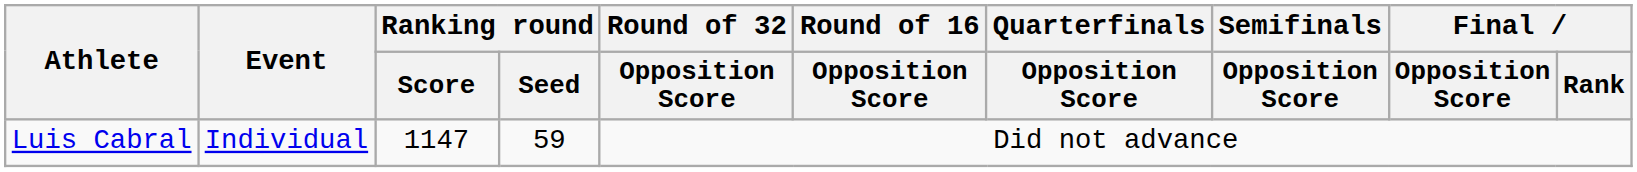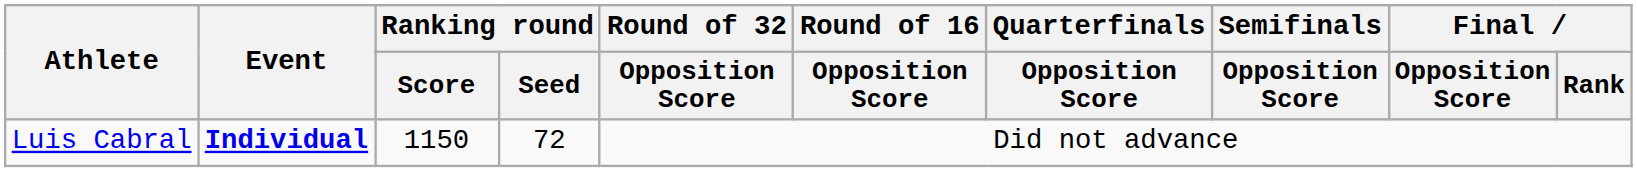(286, 142) normal -> (286, 142) bold
(436, 142) 1147 -> (436, 142) 1150
(549, 142) 59 -> (549, 142) 72
